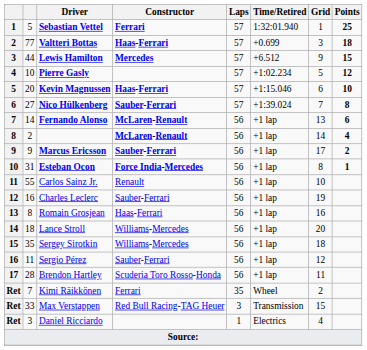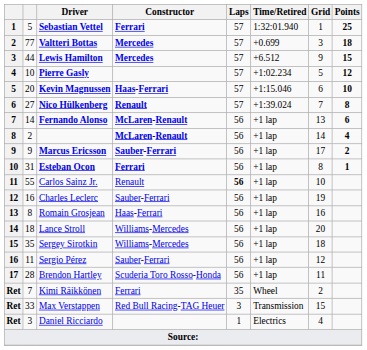(142, 42) Haas-Ferrari -> (134, 42) Mercedes
(146, 104) Sauber-Ferrari -> (131, 104) Renault
(159, 166) Force India-Mercedes -> (130, 166) Ferrari
(239, 182) normal -> (239, 182) bold
